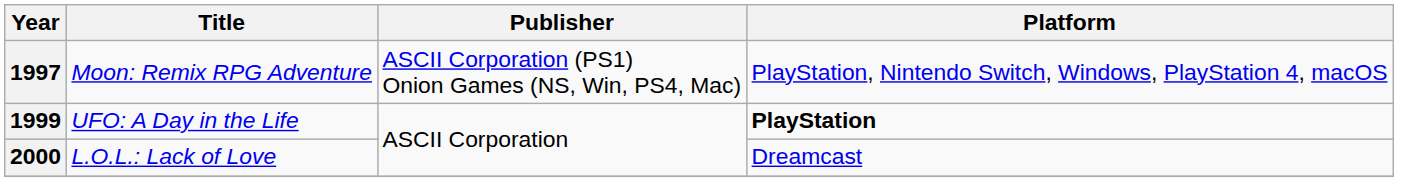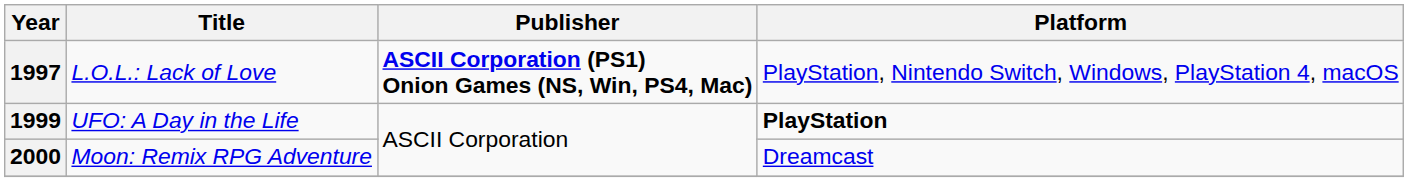(222, 71) Moon: Remix RPG Adventure -> (174, 71) L.O.L.: Lack of Love
(562, 71) normal -> (567, 71) bold
(174, 157) L.O.L.: Lack of Love -> (222, 157) Moon: Remix RPG Adventure
